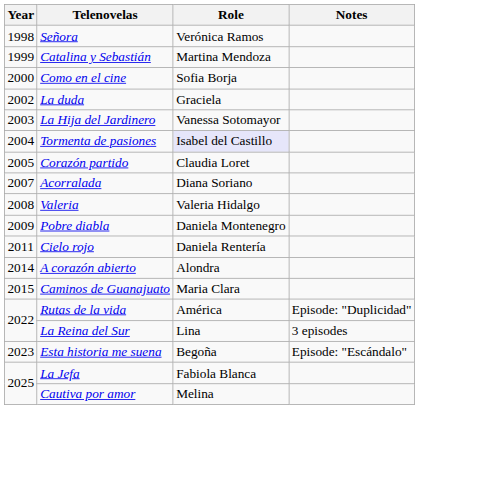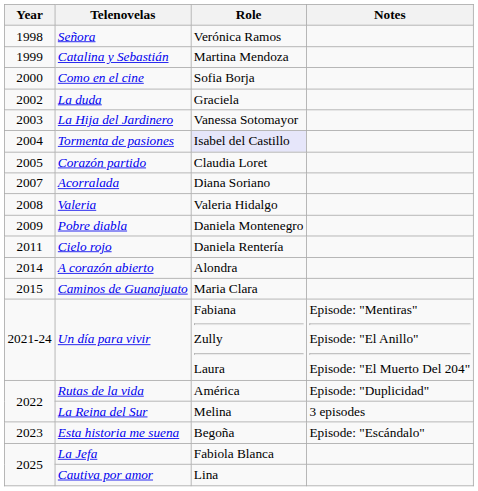+ row: (104, 339)
(188, 330) Lina -> (213, 411) Melina
(195, 394) Melina -> (206, 474) Lina
